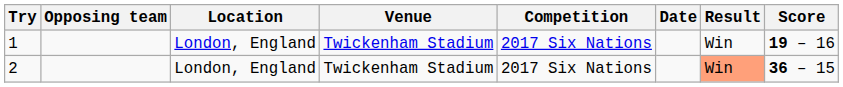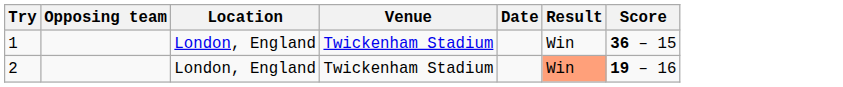- column: (576, 17)
(802, 43) 19 – 16 -> (643, 43) 36 – 15
(802, 69) 36 – 15 -> (643, 69) 19 – 16
